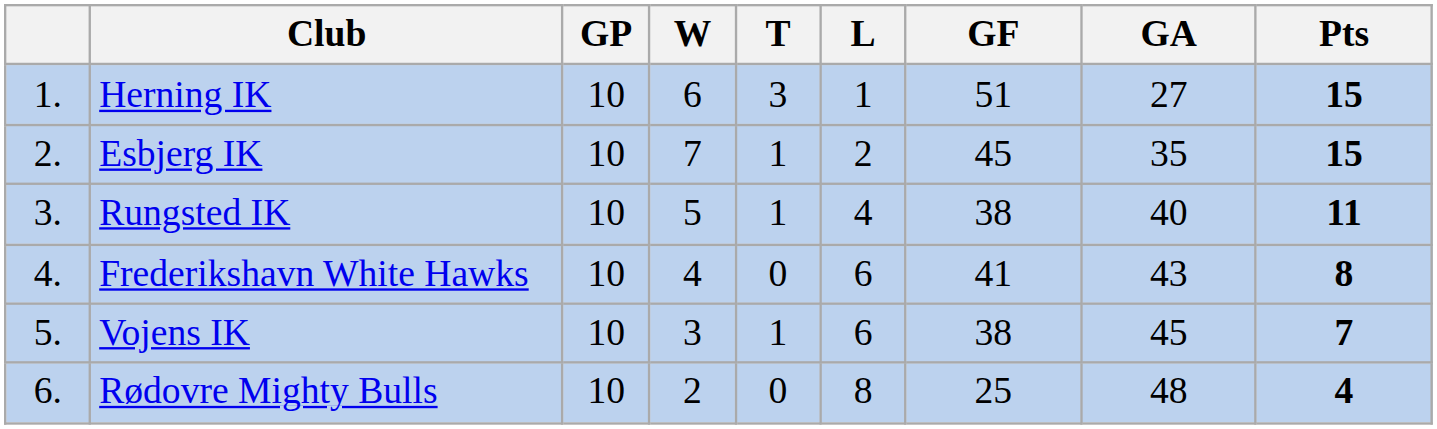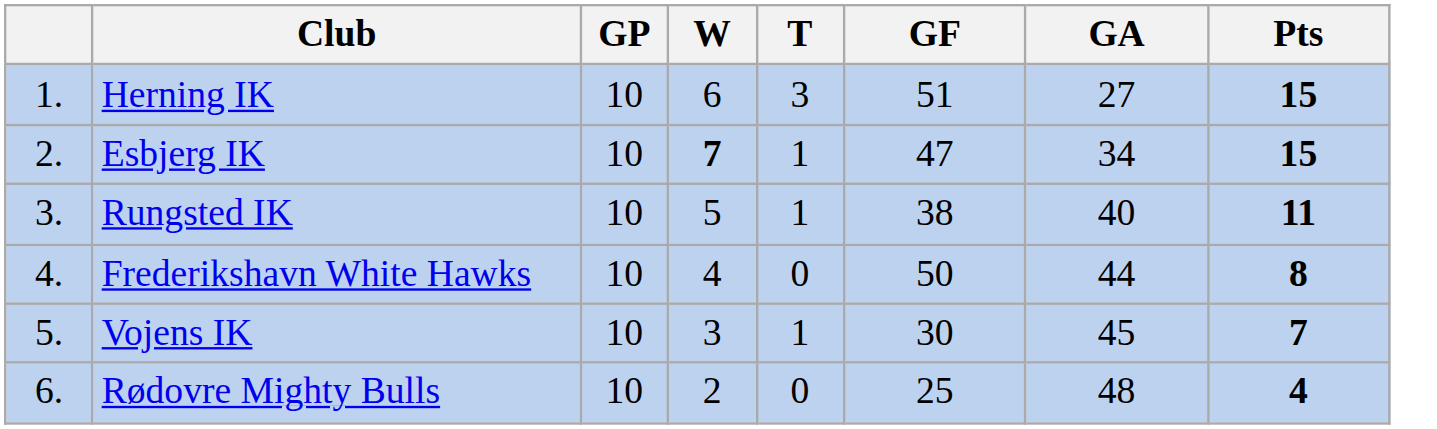- column: (863, 34)
(692, 153) normal -> (712, 153) bold
(993, 153) 45 -> (935, 153) 47
(1169, 153) 35 -> (1117, 153) 34
(993, 272) 41 -> (935, 272) 50
(1169, 272) 43 -> (1117, 272) 44
(993, 332) 38 -> (935, 332) 30
